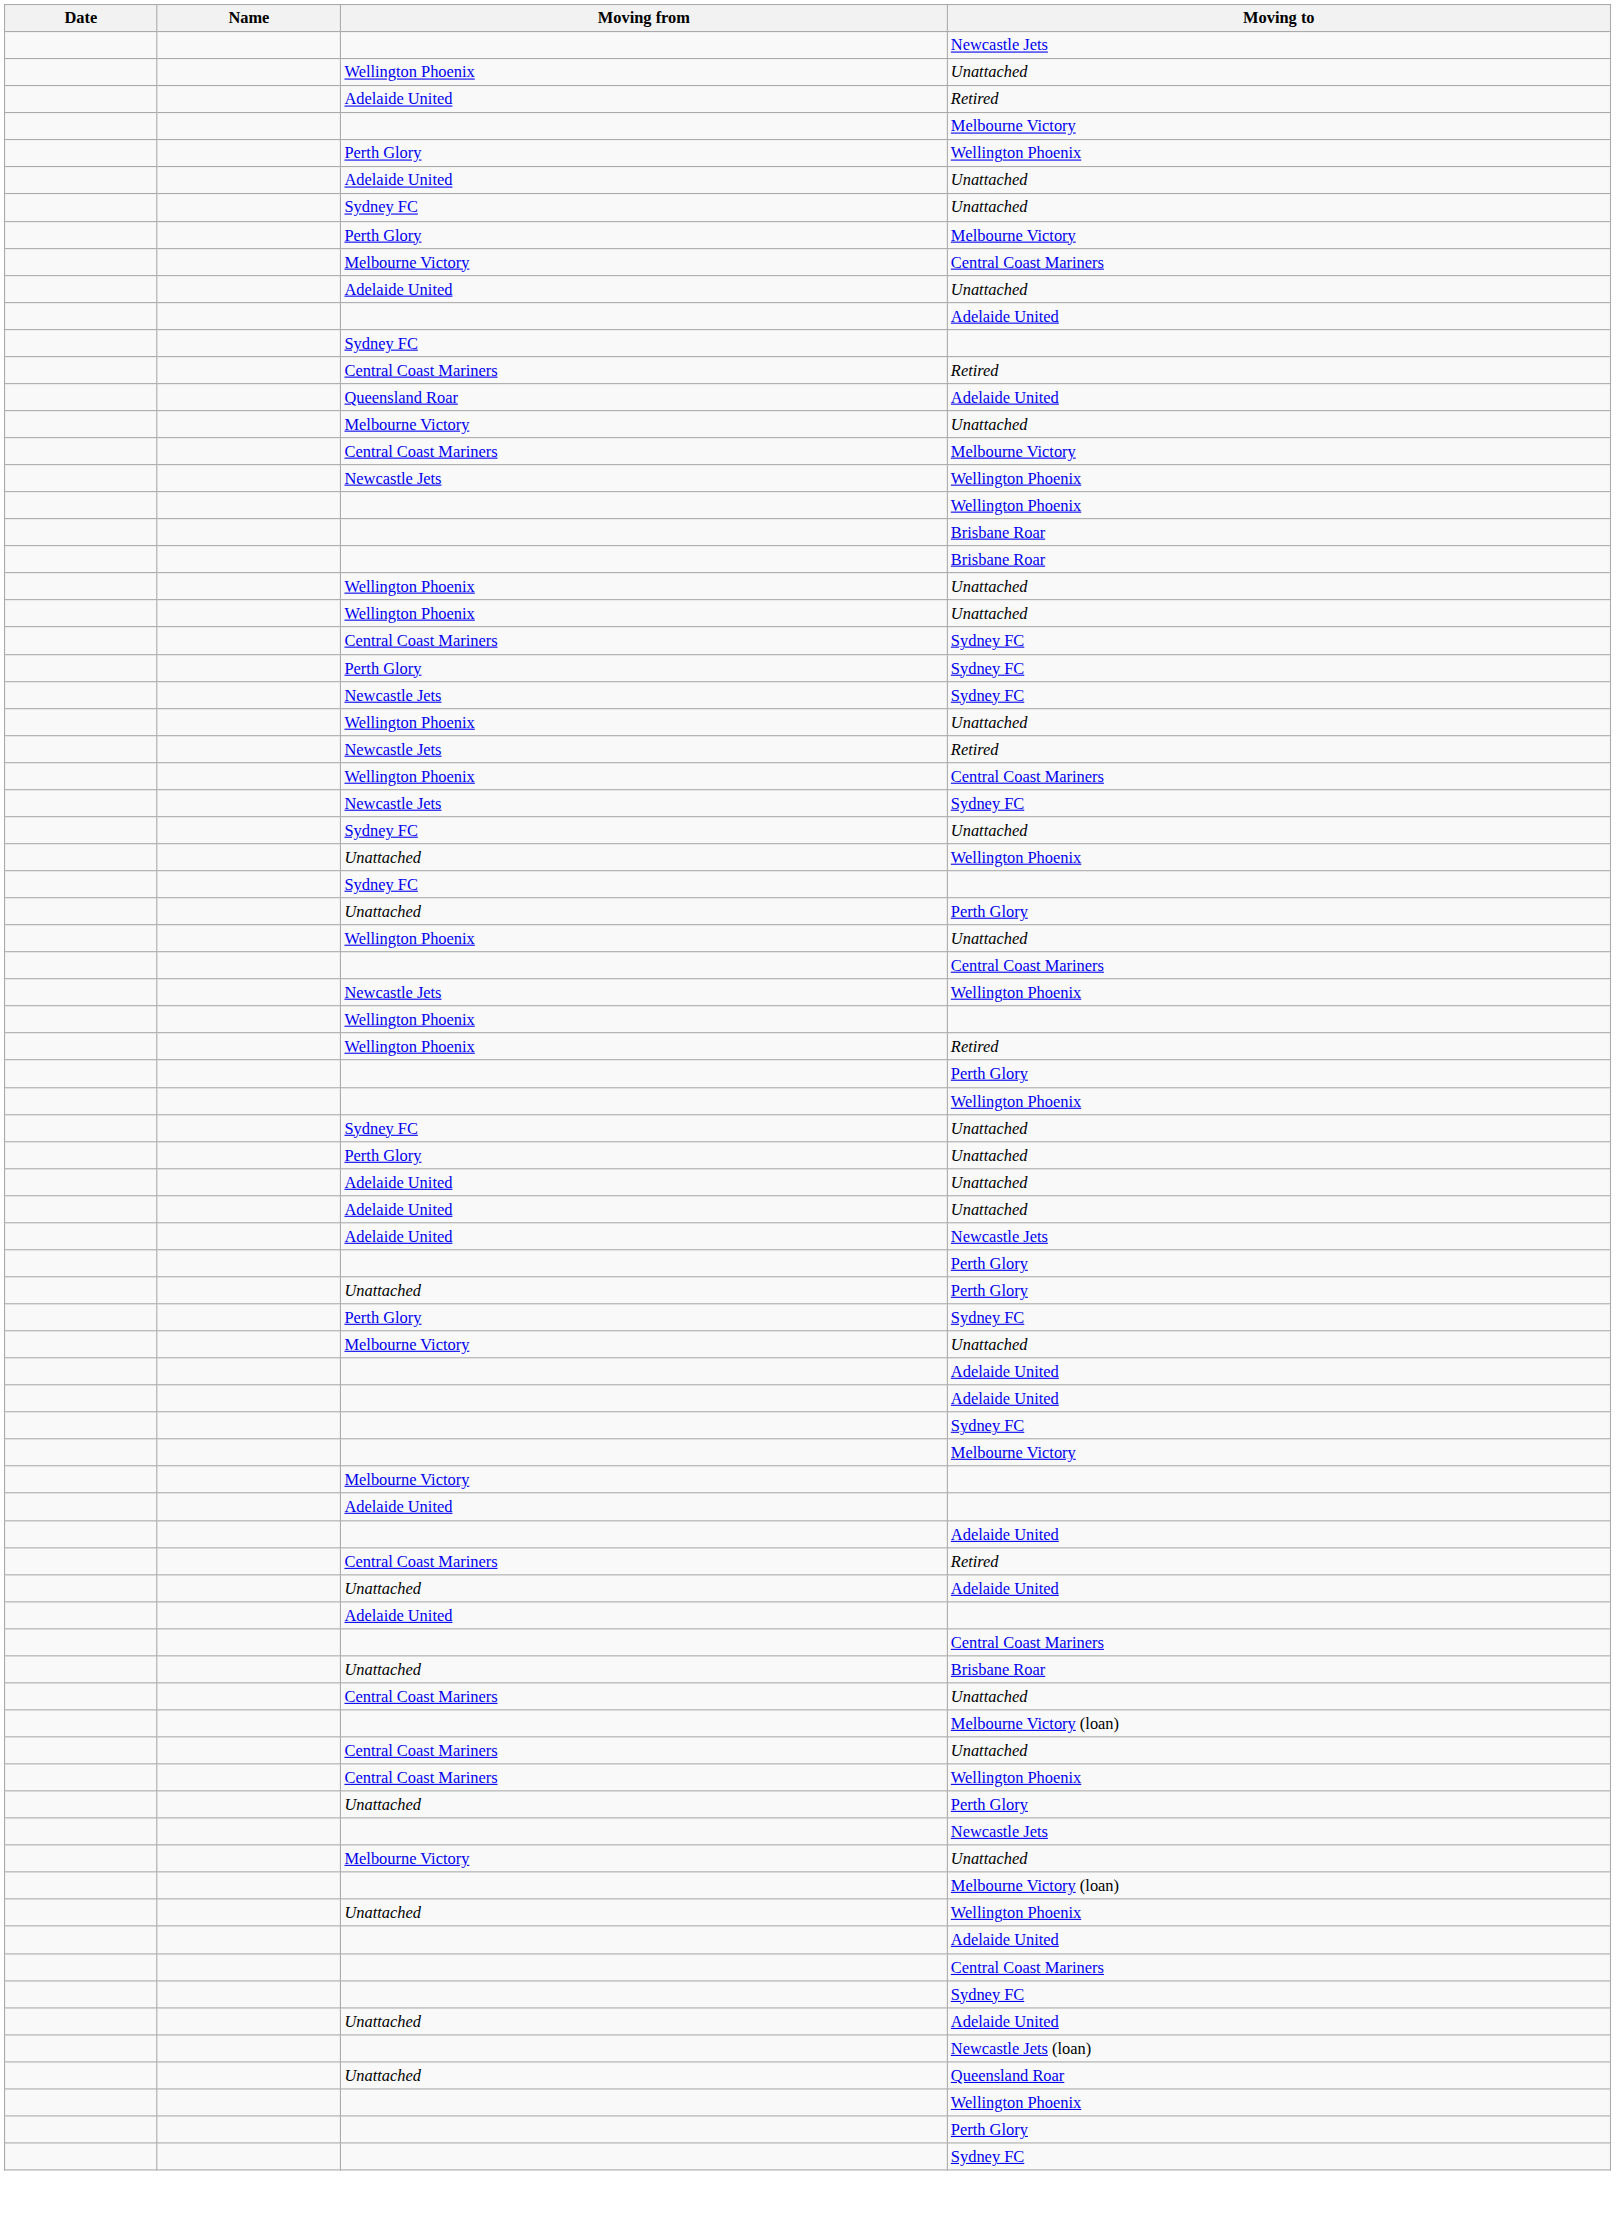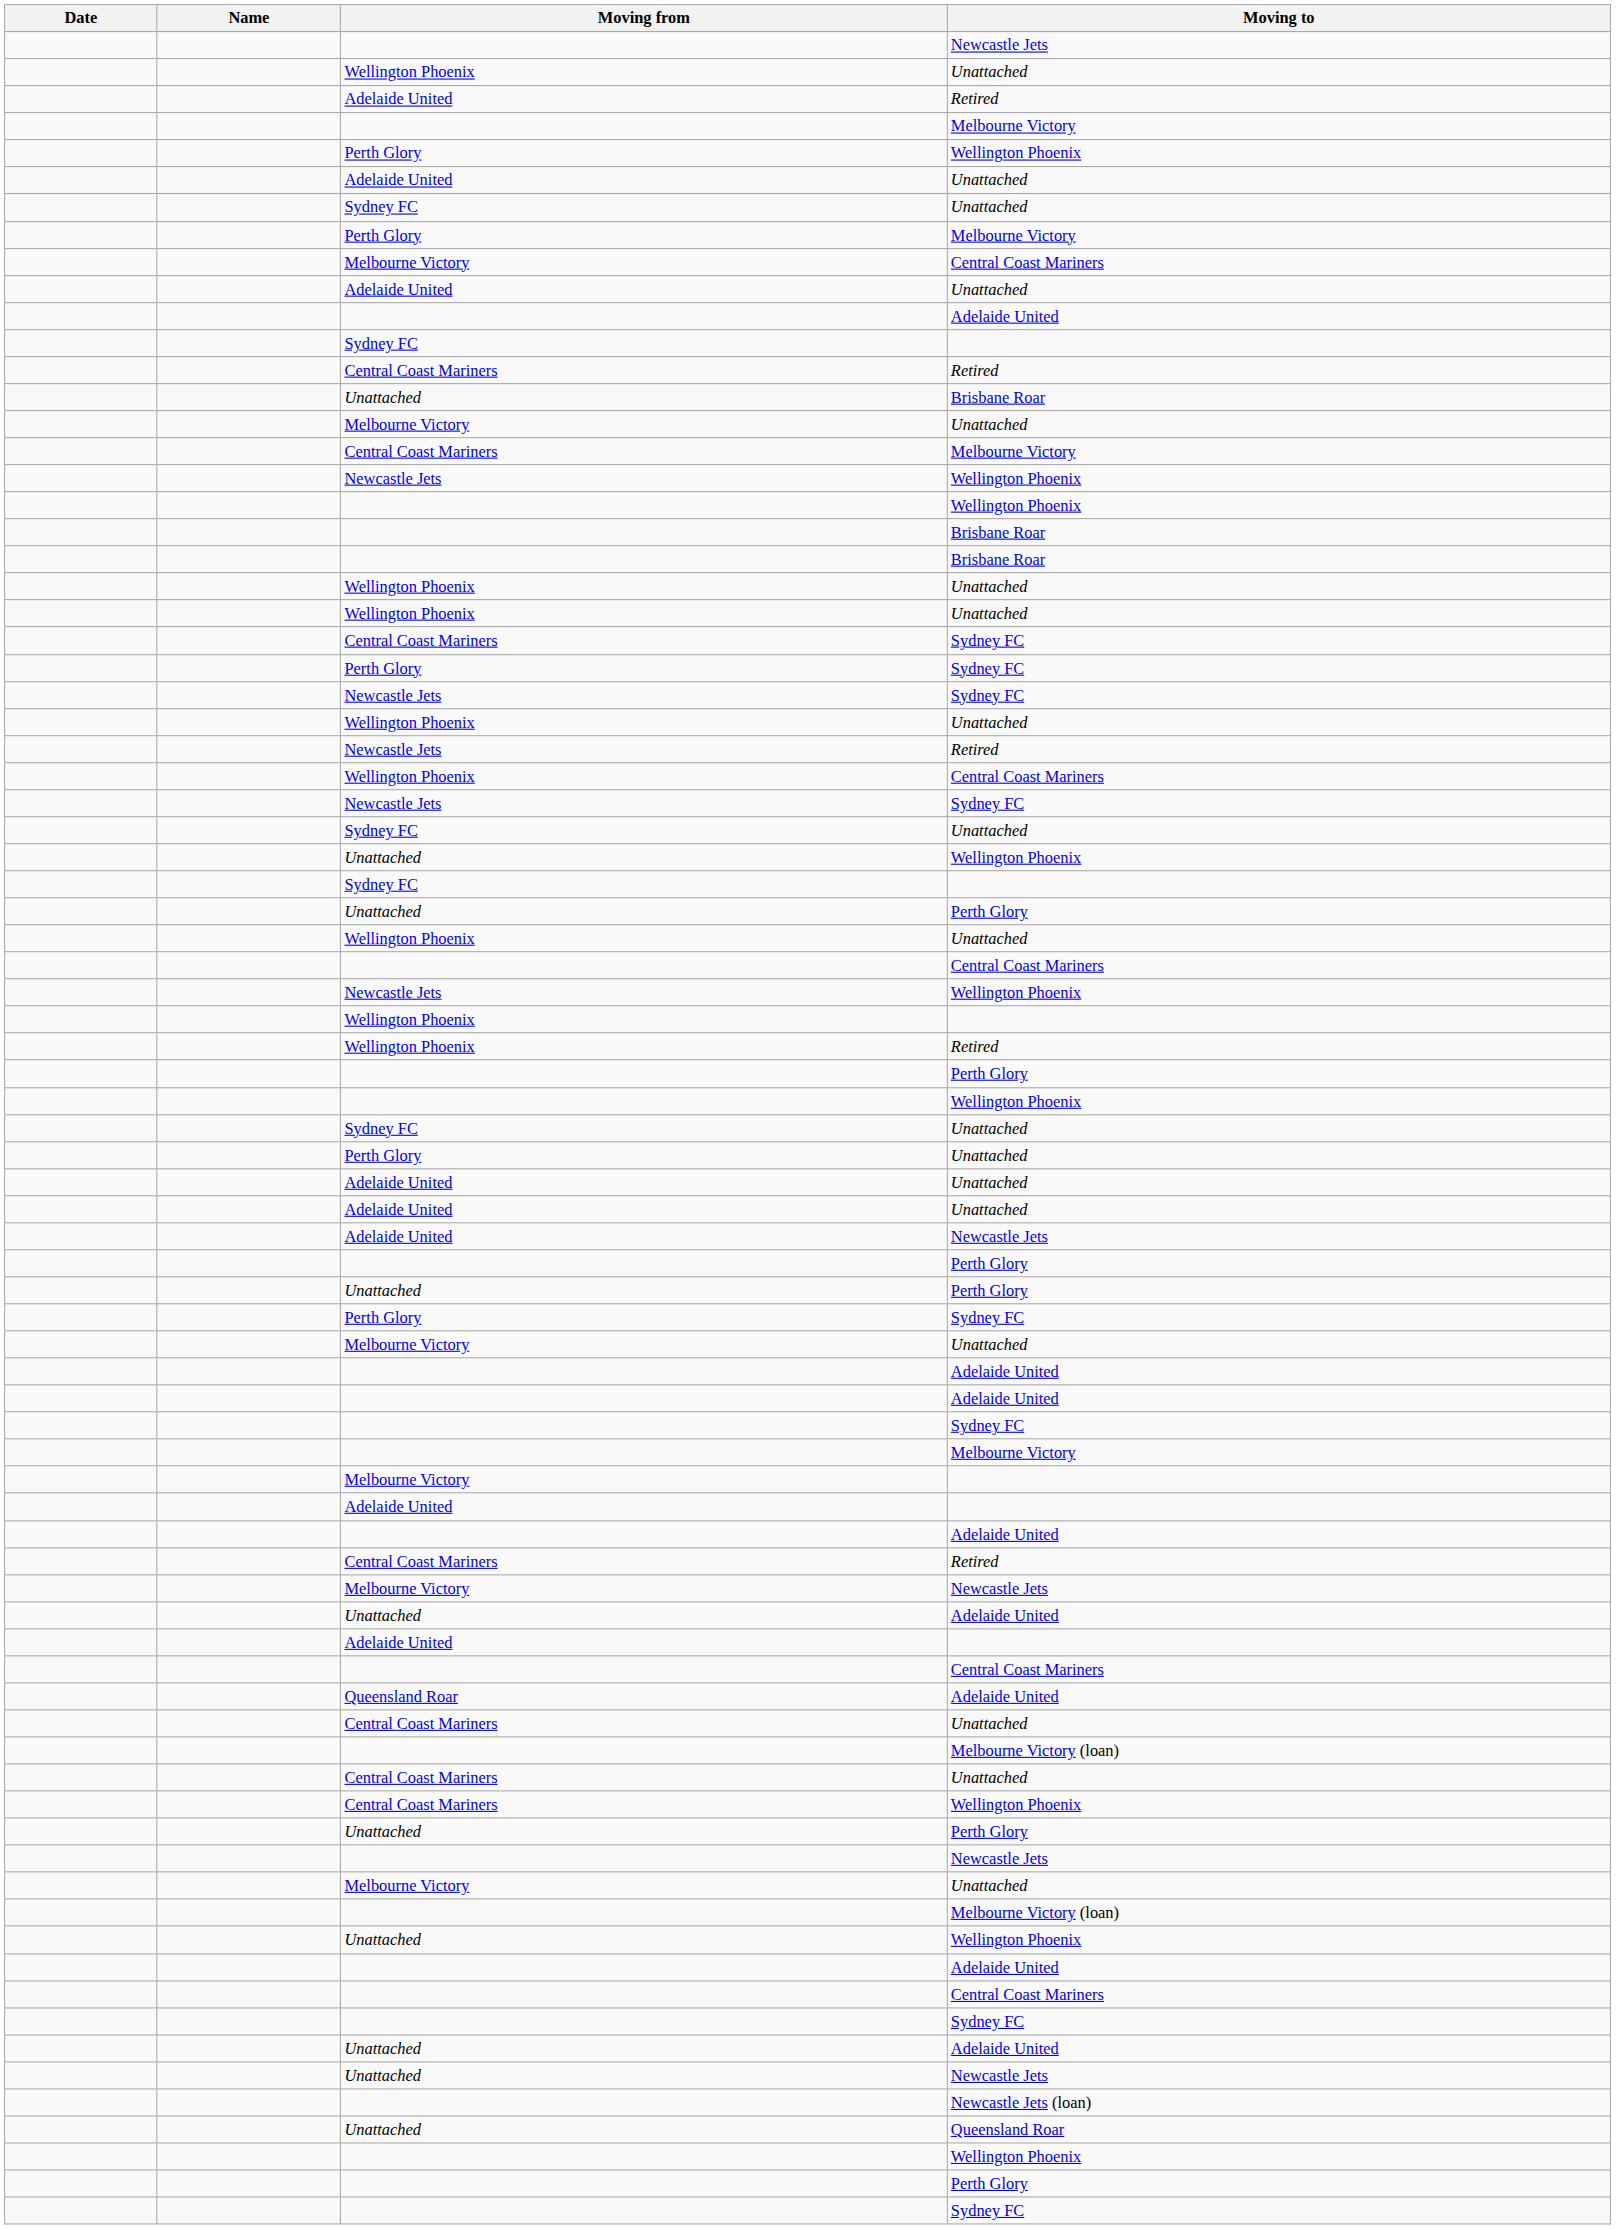rows swapped: (401, 397) <-> (383, 1669)
+ row: (407, 1588)
+ row: (383, 2075)
